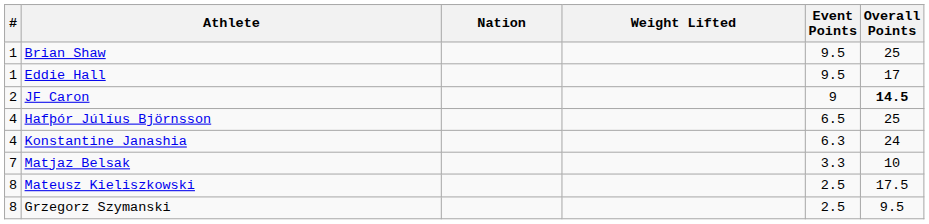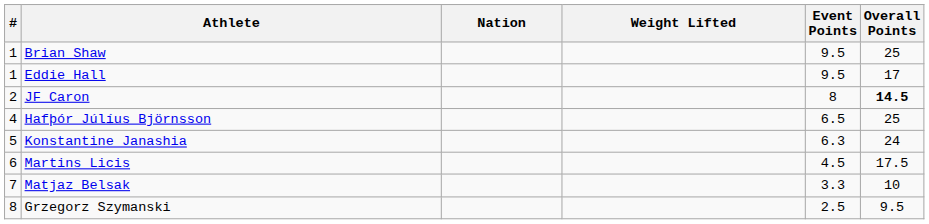(833, 97) 9 -> (833, 97) 8
(13, 141) 4 -> (13, 141) 5
+ row: (77, 163)
- row: (110, 185)
